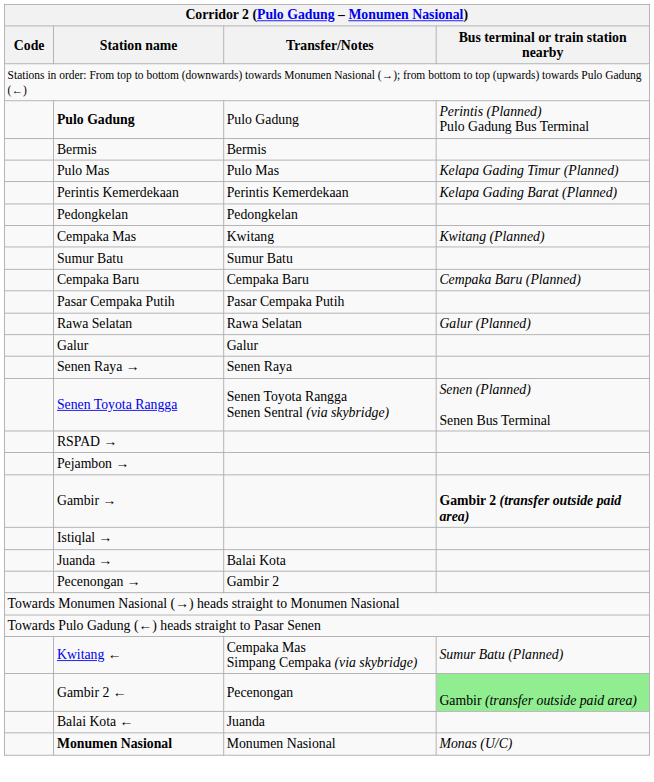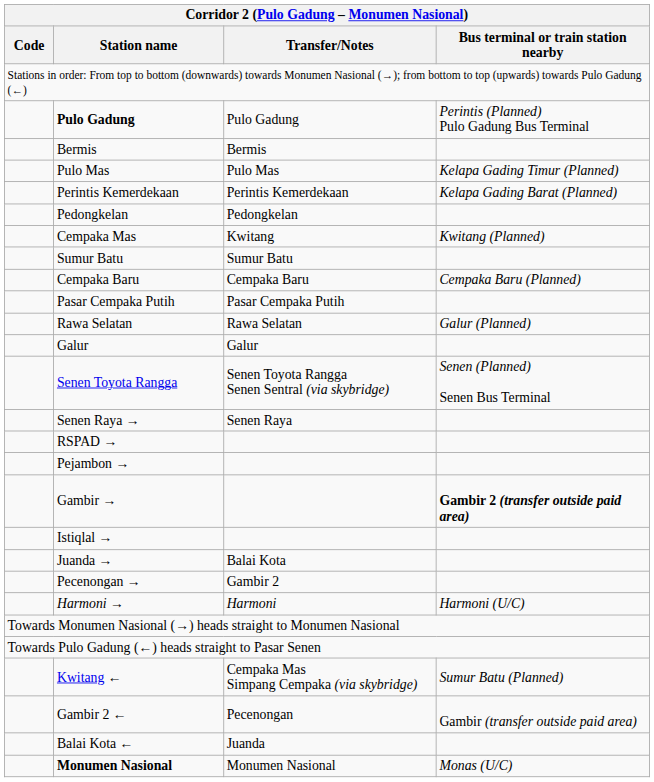rows swapped: (117, 404) <-> (98, 367)
+ row: (90, 603)
(538, 700) lightgreen background -> (538, 722) no background
